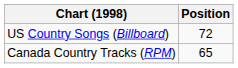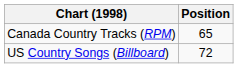rows swapped: (91, 53) <-> (88, 33)
